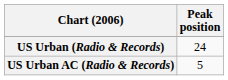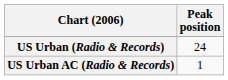(200, 65) 5 -> (200, 65) 1
